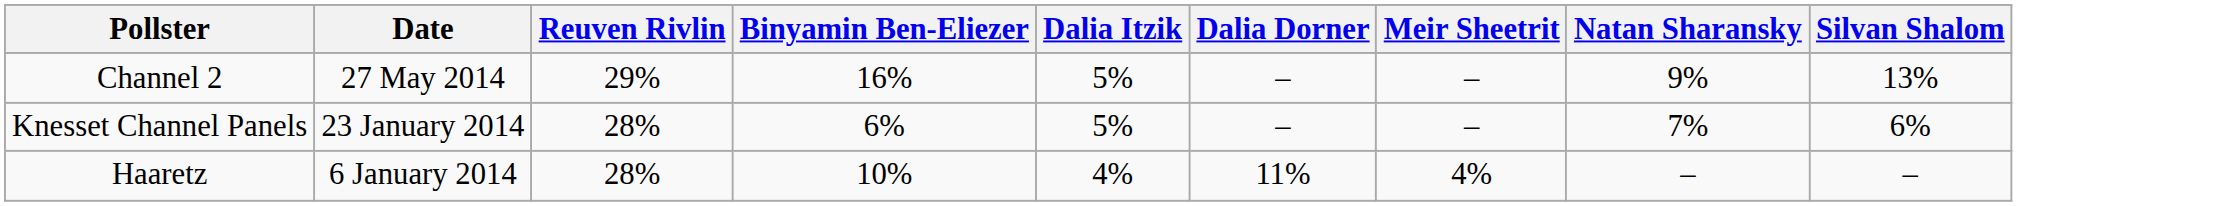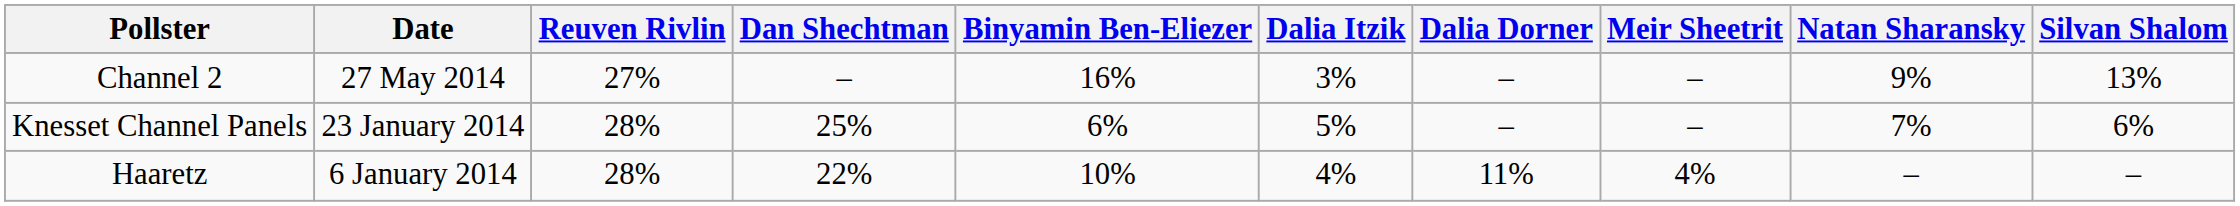+ column: (844, 28)
(632, 77) 29% -> (632, 77) 27%
(1113, 77) 5% -> (1336, 77) 3%
